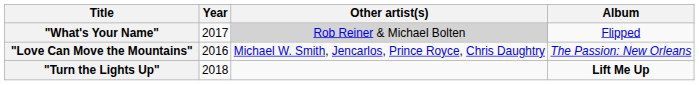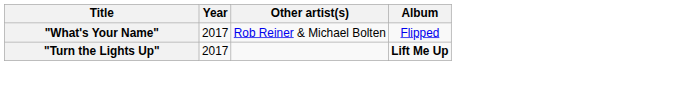(389, 32) lightgrey background -> (310, 32) no background
- row: (102, 51)
(215, 70) 2018 -> (215, 51) 2017
